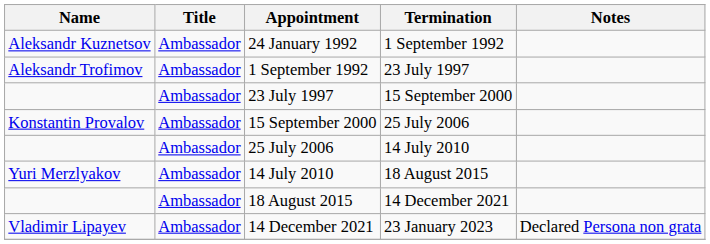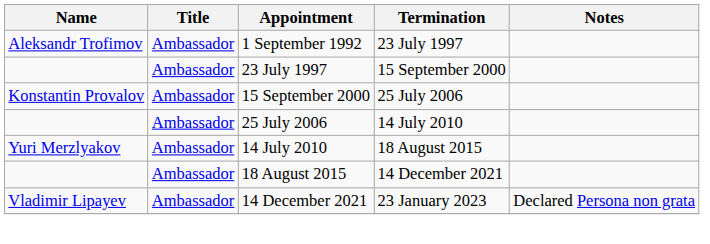- row: (303, 43)
